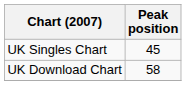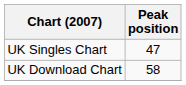(153, 49) 45 -> (153, 49) 47
